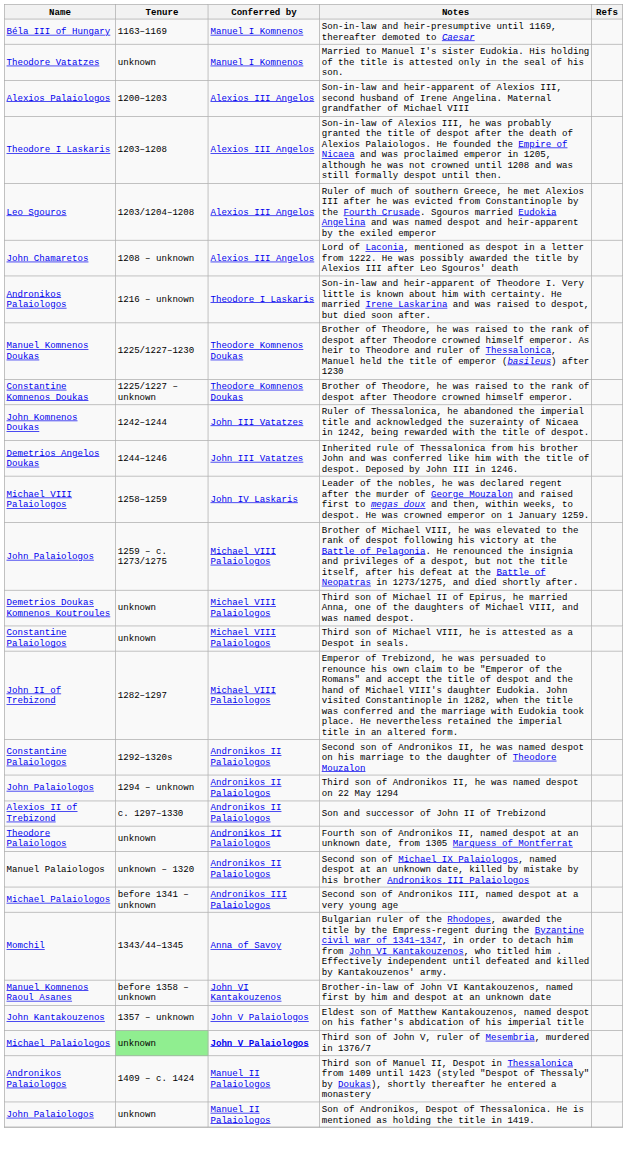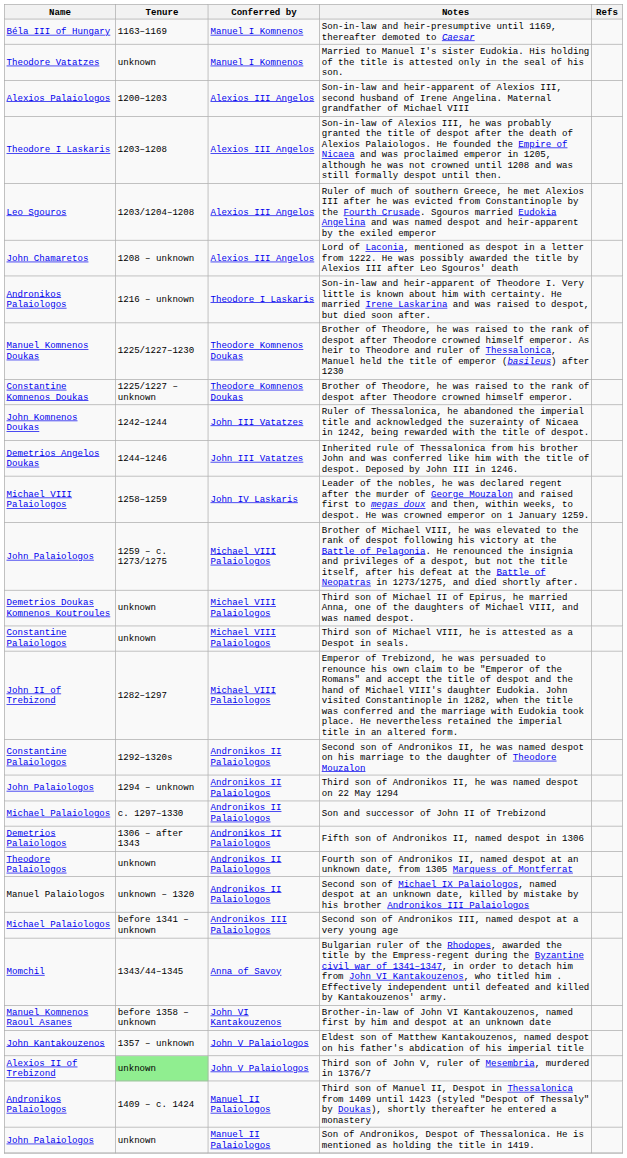(42, 813) Alexios II of Trebizond -> (58, 813) Michael Palaiologos
+ row: (453, 839)
(58, 1043) Michael Palaiologos -> (42, 1068) Alexios II of Trebizond
(260, 1043) bold -> (260, 1068) normal
